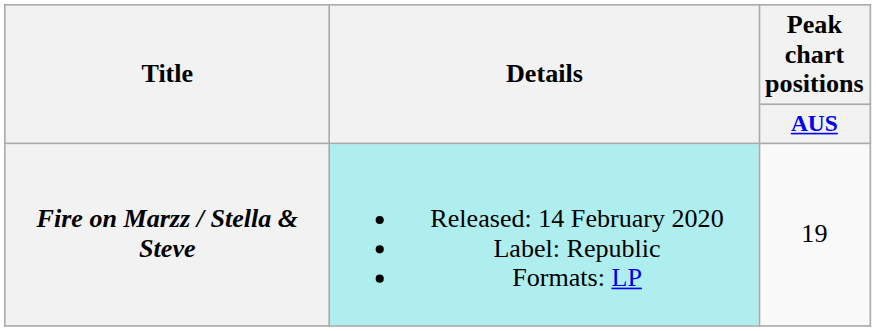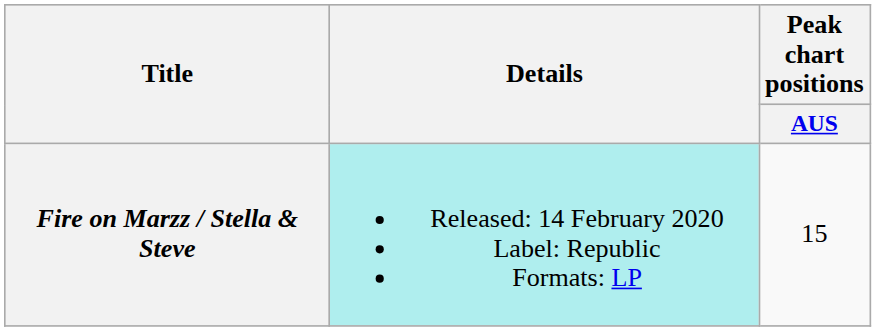(814, 234) 19 -> (814, 234) 15
